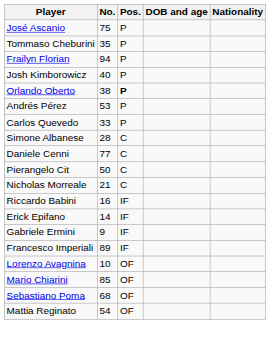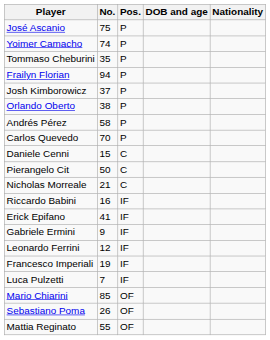+ row: (44, 43)
(105, 75) 40 -> (105, 91) 37
(123, 91) bold -> (123, 106) normal
(105, 106) 53 -> (105, 122) 58
(105, 122) 33 -> (105, 138) 70
- row: (45, 138)
(105, 153) 77 -> (105, 153) 15
(105, 216) 14 -> (105, 216) 41
+ row: (43, 248)
(105, 248) 89 -> (105, 264) 19
+ row: (35, 279)
- row: (46, 264)
(105, 295) 68 -> (105, 311) 26
(105, 311) 54 -> (105, 327) 55
